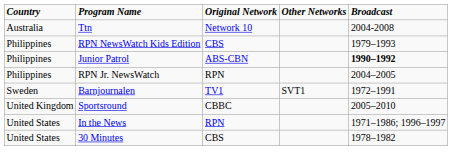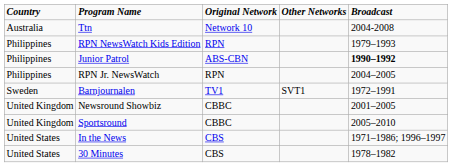(214, 43) CBS -> (215, 43) RPN
+ row: (120, 106)
(215, 122) RPN -> (214, 138) CBS
